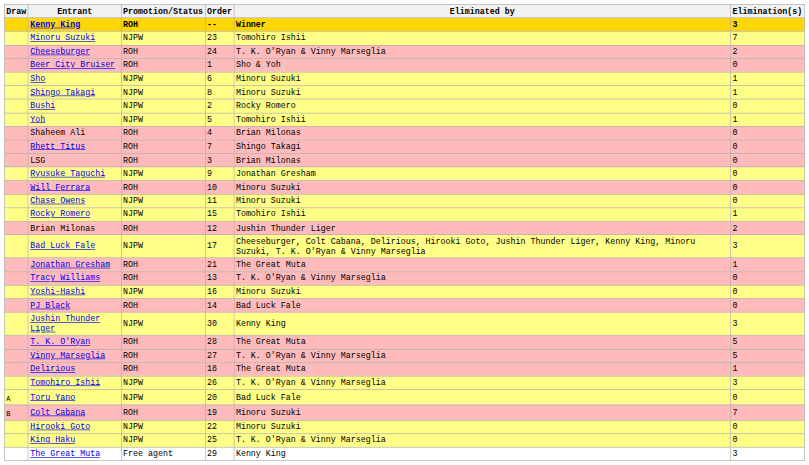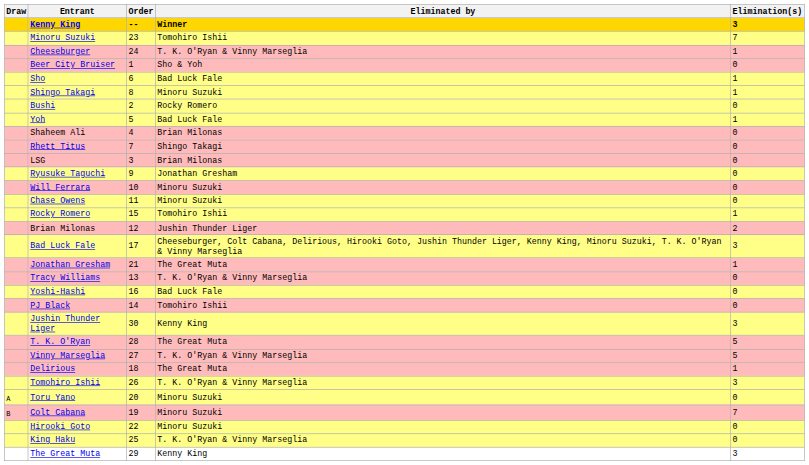- column: (163, 11)
(735, 52) 2 -> (735, 52) 1
(268, 79) Minoru Suzuki -> (190, 79) Bad Luck Fale
(271, 120) Tomohiro Ishii -> (190, 120) Bad Luck Fale
(268, 292) Minoru Suzuki -> (190, 292) Bad Luck Fale
(268, 305) Bad Luck Fale -> (192, 305) Tomohiro Ishii
(268, 397) Bad Luck Fale -> (190, 397) Minoru Suzuki
